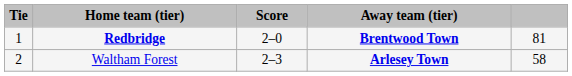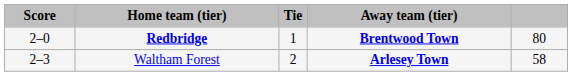columns swapped: (19, 16) <-> (272, 16)
(539, 38) 81 -> (539, 38) 80
